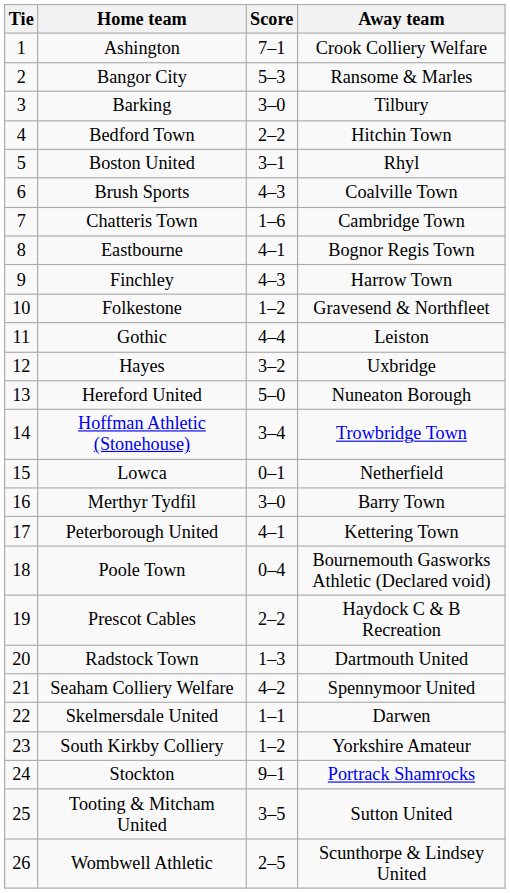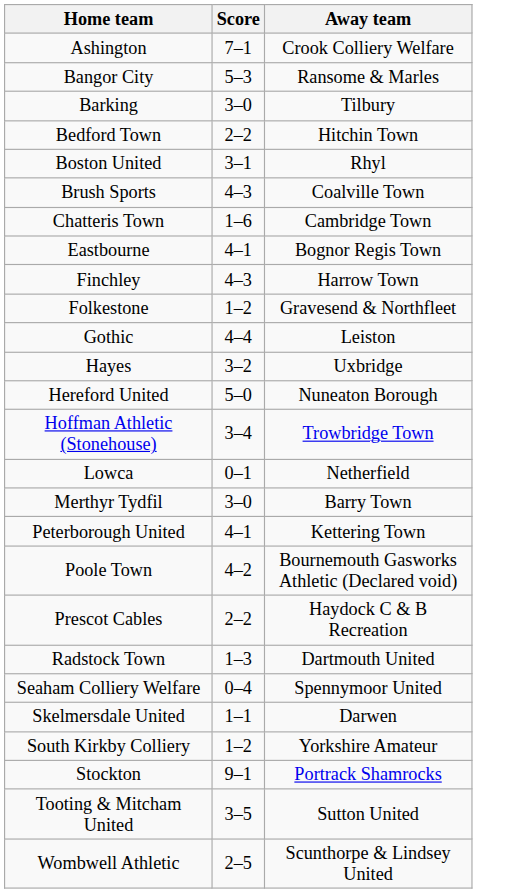- column: (21, 18)
(272, 570) 0–4 -> (238, 570) 4–2
(272, 688) 4–2 -> (238, 688) 0–4
